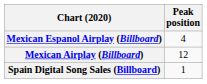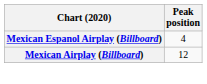- row: (84, 70)
